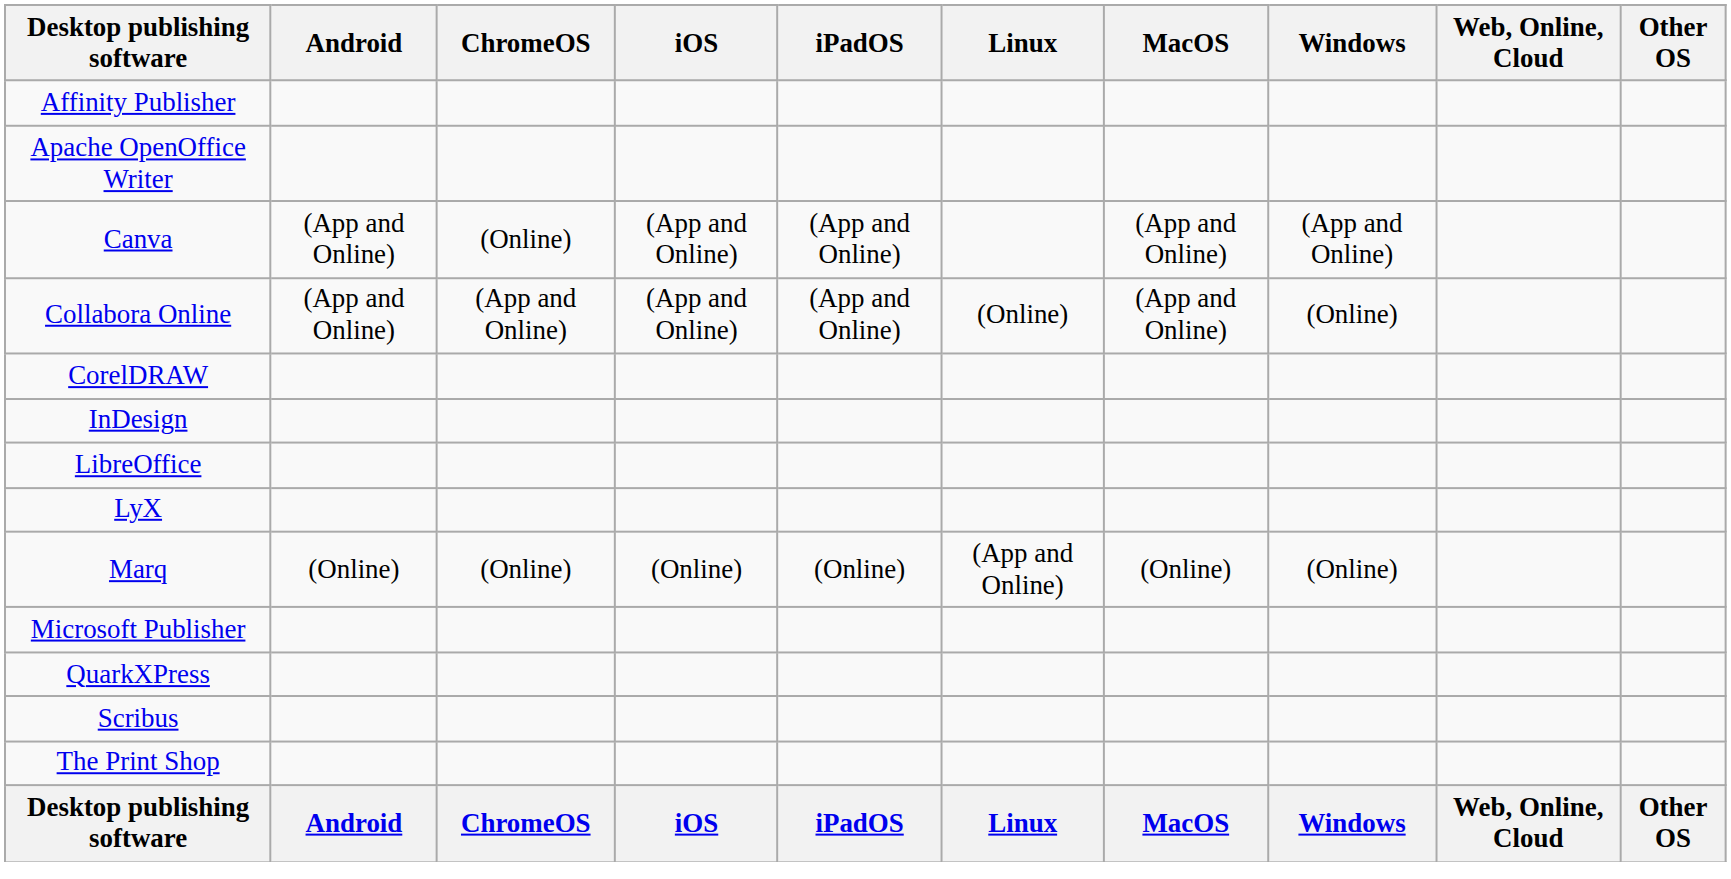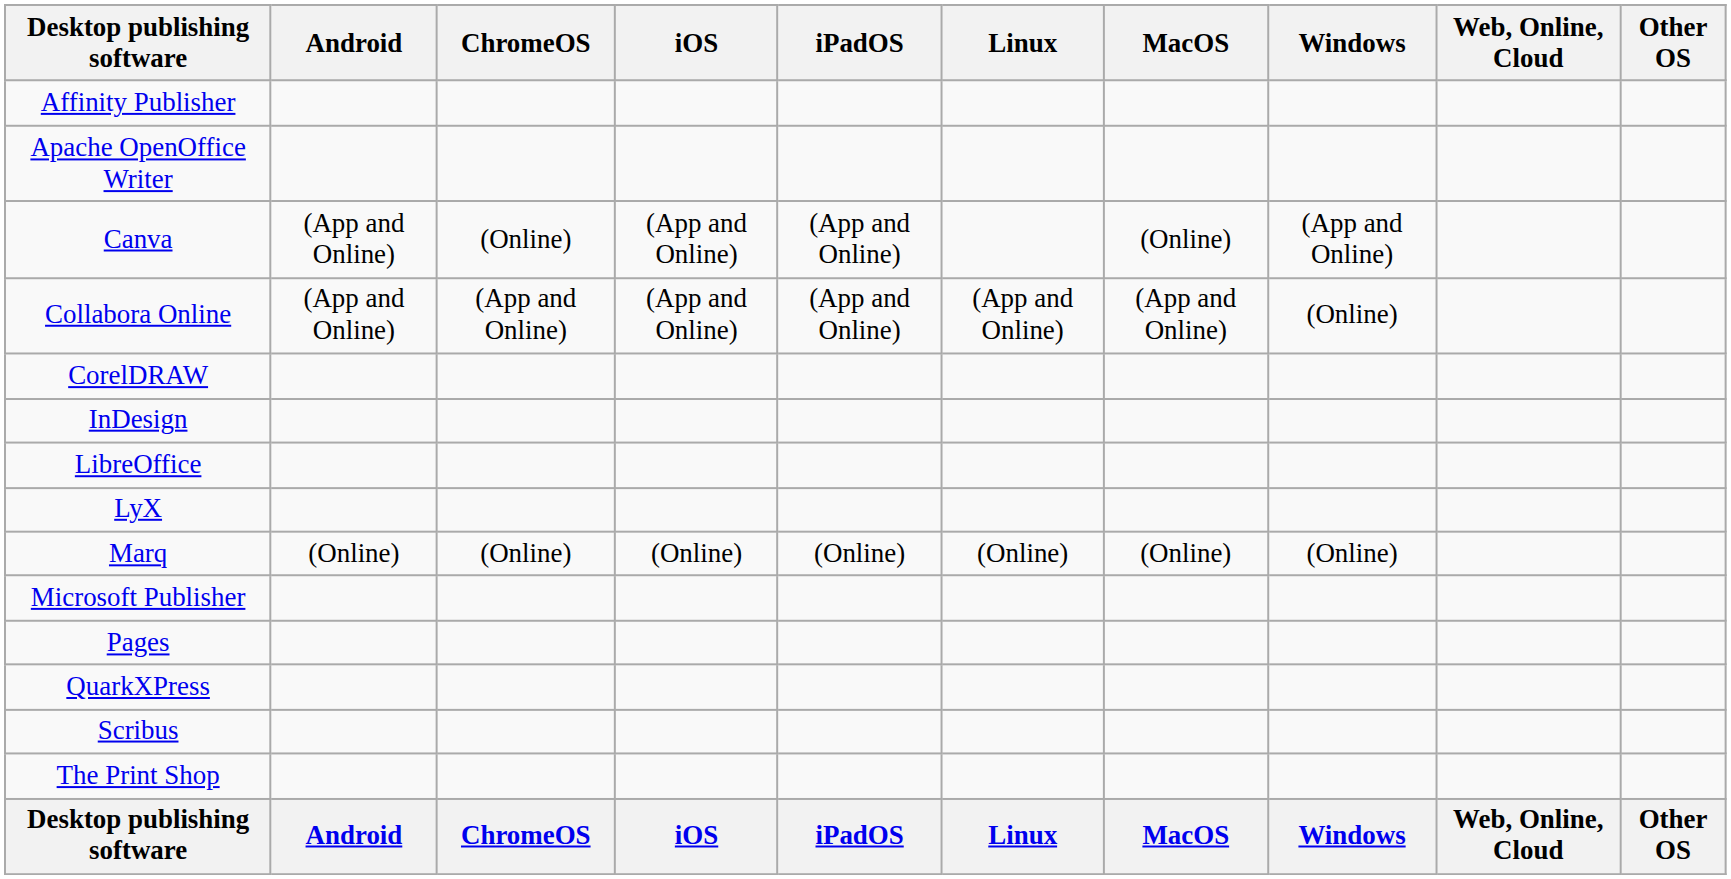(1186, 238) (App and Online) -> (1186, 238) (Online)
(1023, 314) (Online) -> (1023, 314) (App and Online)
(1023, 568) (App and Online) -> (1023, 552) (Online)
+ row: (138, 641)
